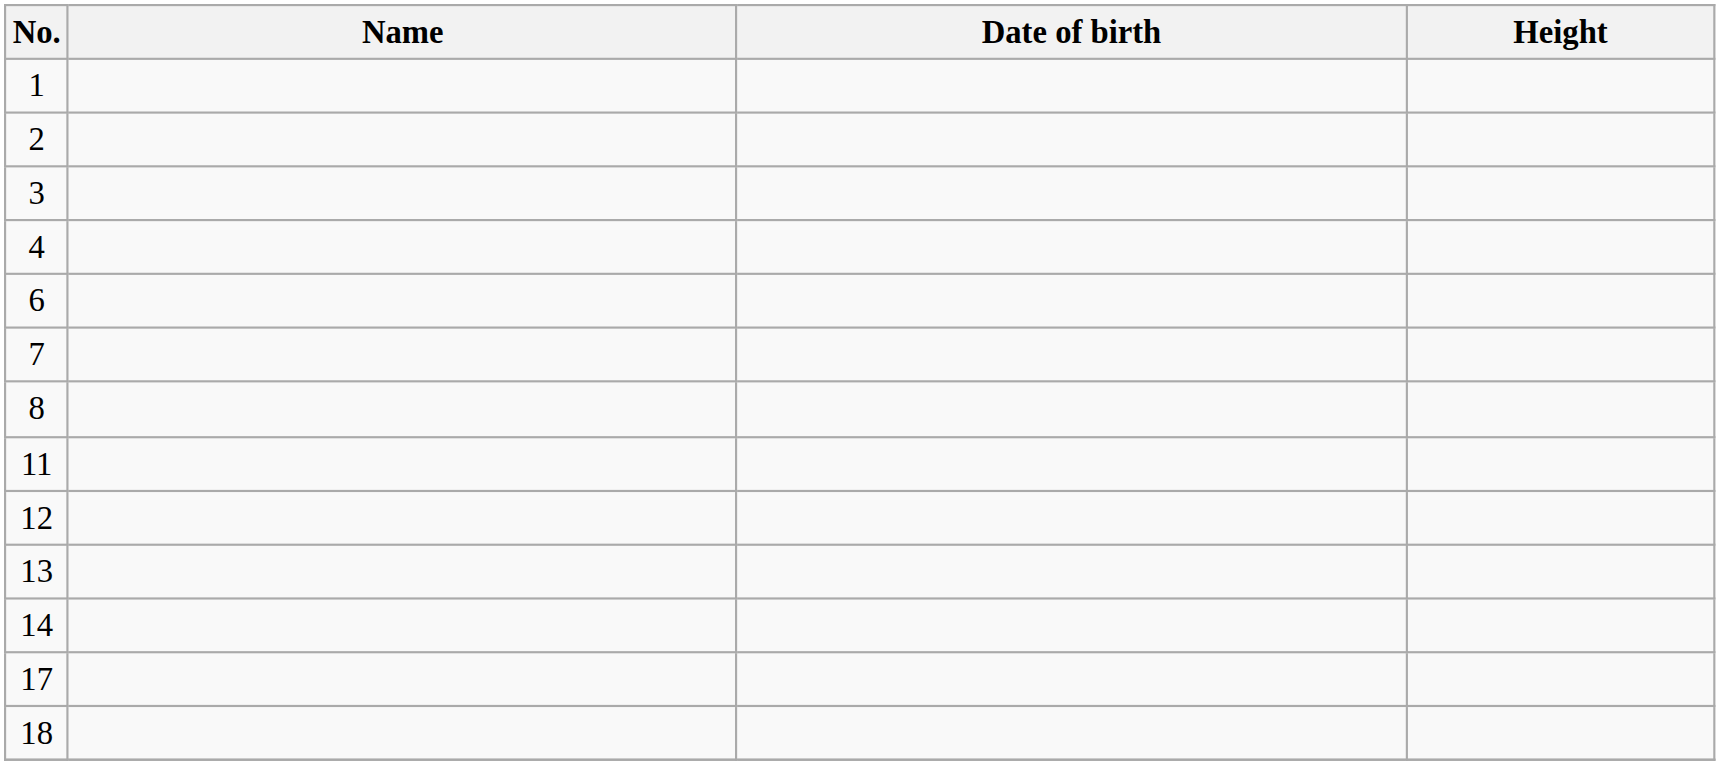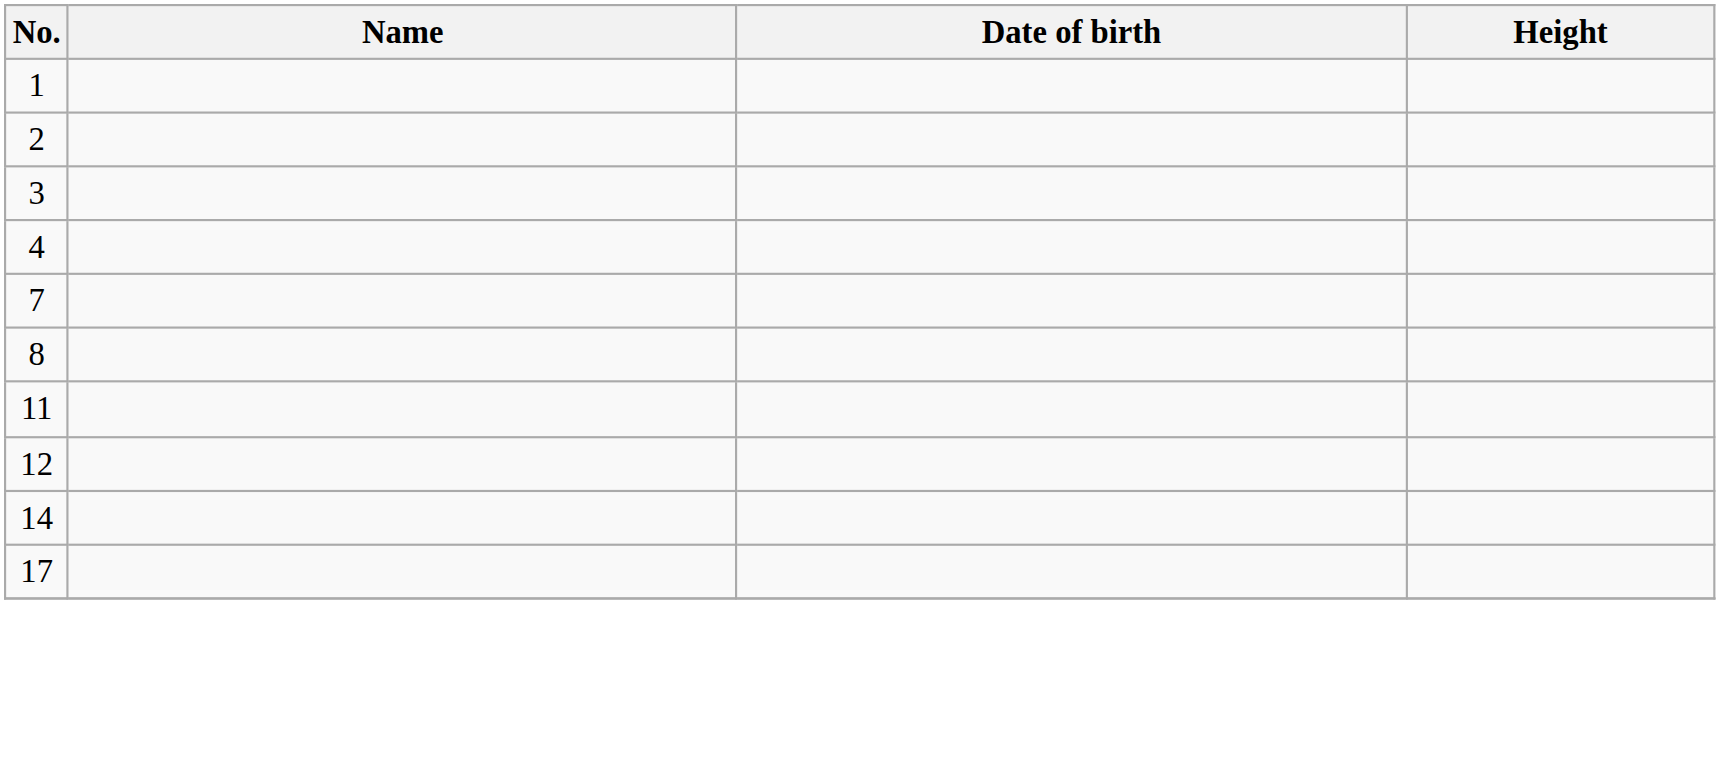- row: (37, 301)
- row: (37, 570)
- row: (37, 732)
